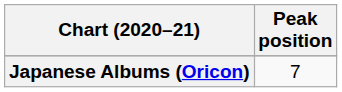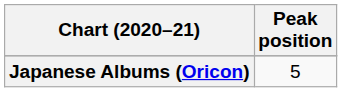(295, 71) 7 -> (295, 71) 5
